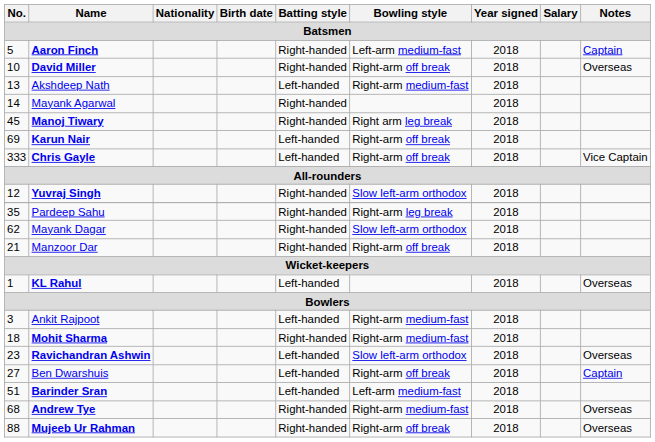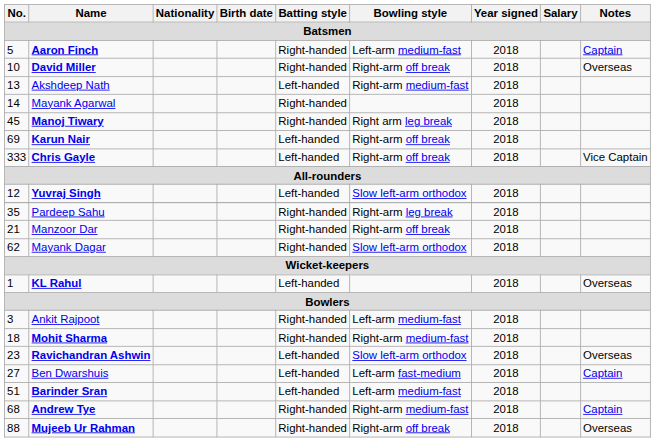(313, 193) Right-handed -> (309, 193) Left-handed
rows swapped: (69, 229) <-> (65, 247)
(309, 319) Left-handed -> (313, 319) Right-handed
(410, 319) Right-arm medium-fast -> (407, 319) Left-arm medium-fast
(401, 373) Right-arm off break -> (407, 373) Left-arm fast-medium
(608, 409) Overseas -> (603, 409) Captain
